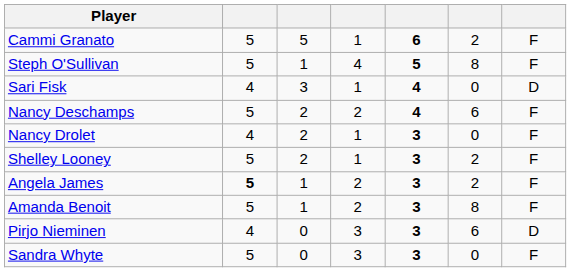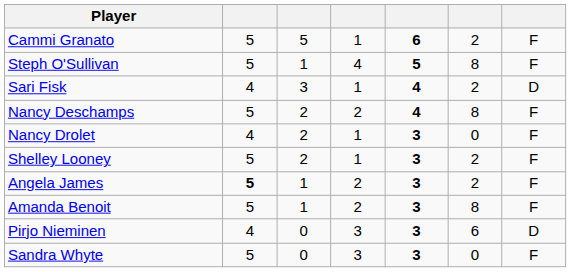(475, 87) 0 -> (475, 87) 2
(475, 111) 6 -> (475, 111) 8
